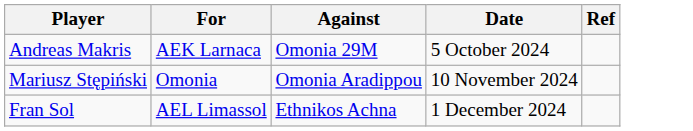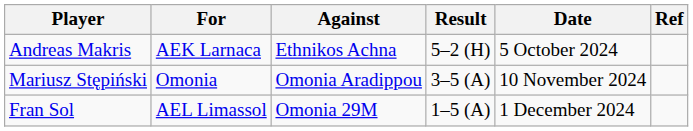+ column: (461, 19)
(326, 49) Omonia 29M -> (336, 49) Ethnikos Achna
(336, 110) Ethnikos Achna -> (326, 110) Omonia 29M
